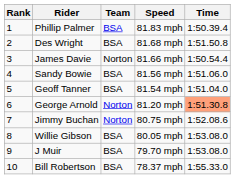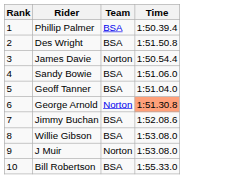- column: (160, 12)
(118, 120) Norton -> (113, 120) BSA
(113, 151) BSA -> (118, 151) Norton
